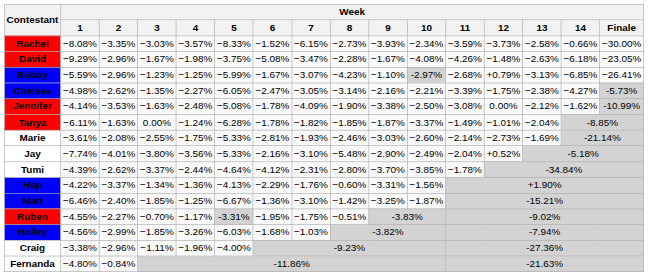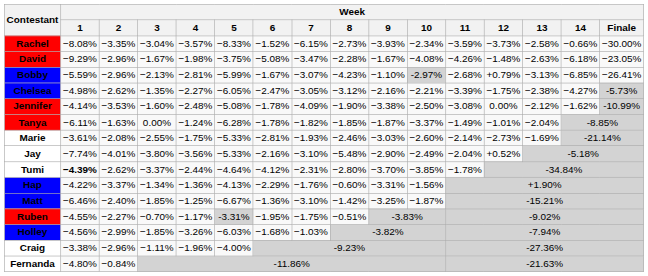(157, 43) −3.03% -> (157, 43) −3.04%
(157, 75) −1.23% -> (157, 75) −2.13%
(195, 75) −1.25% -> (195, 75) −2.81%
(349, 91) −3.14% -> (349, 91) −3.12%
(157, 106) −1.63% -> (157, 106) −1.60%
(80, 169) normal -> (80, 169) bold
